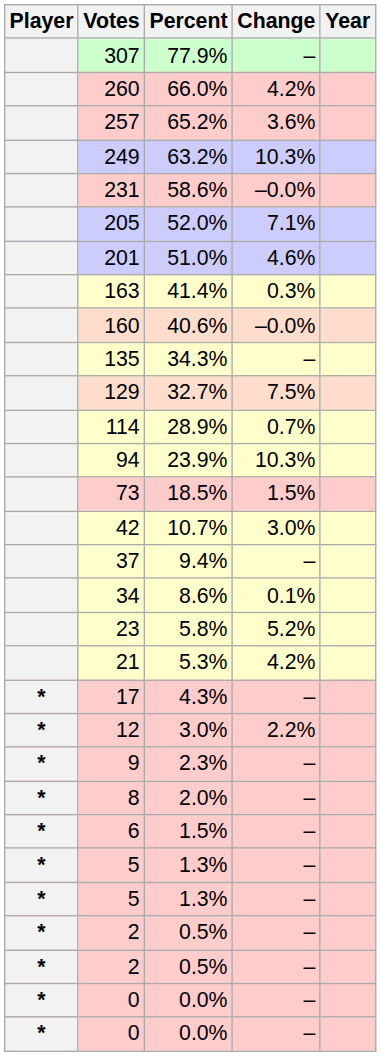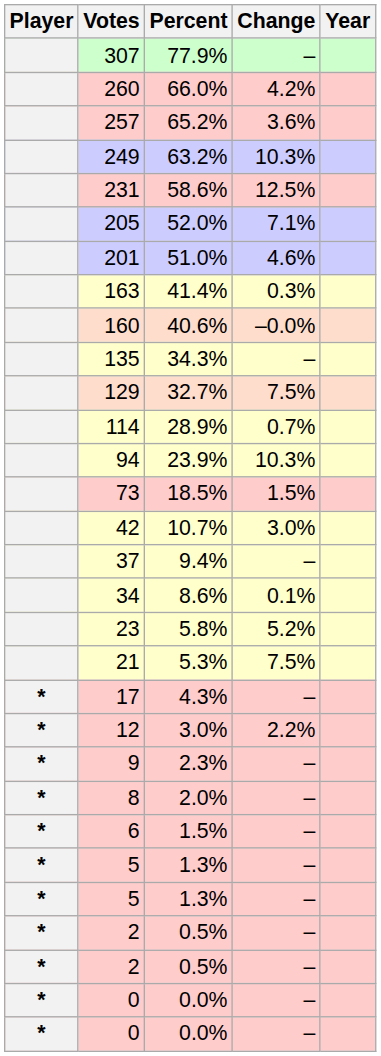(285, 190) –0.0% -> (285, 190) 12.5%
(291, 662) 4.2% -> (291, 662) 7.5%
